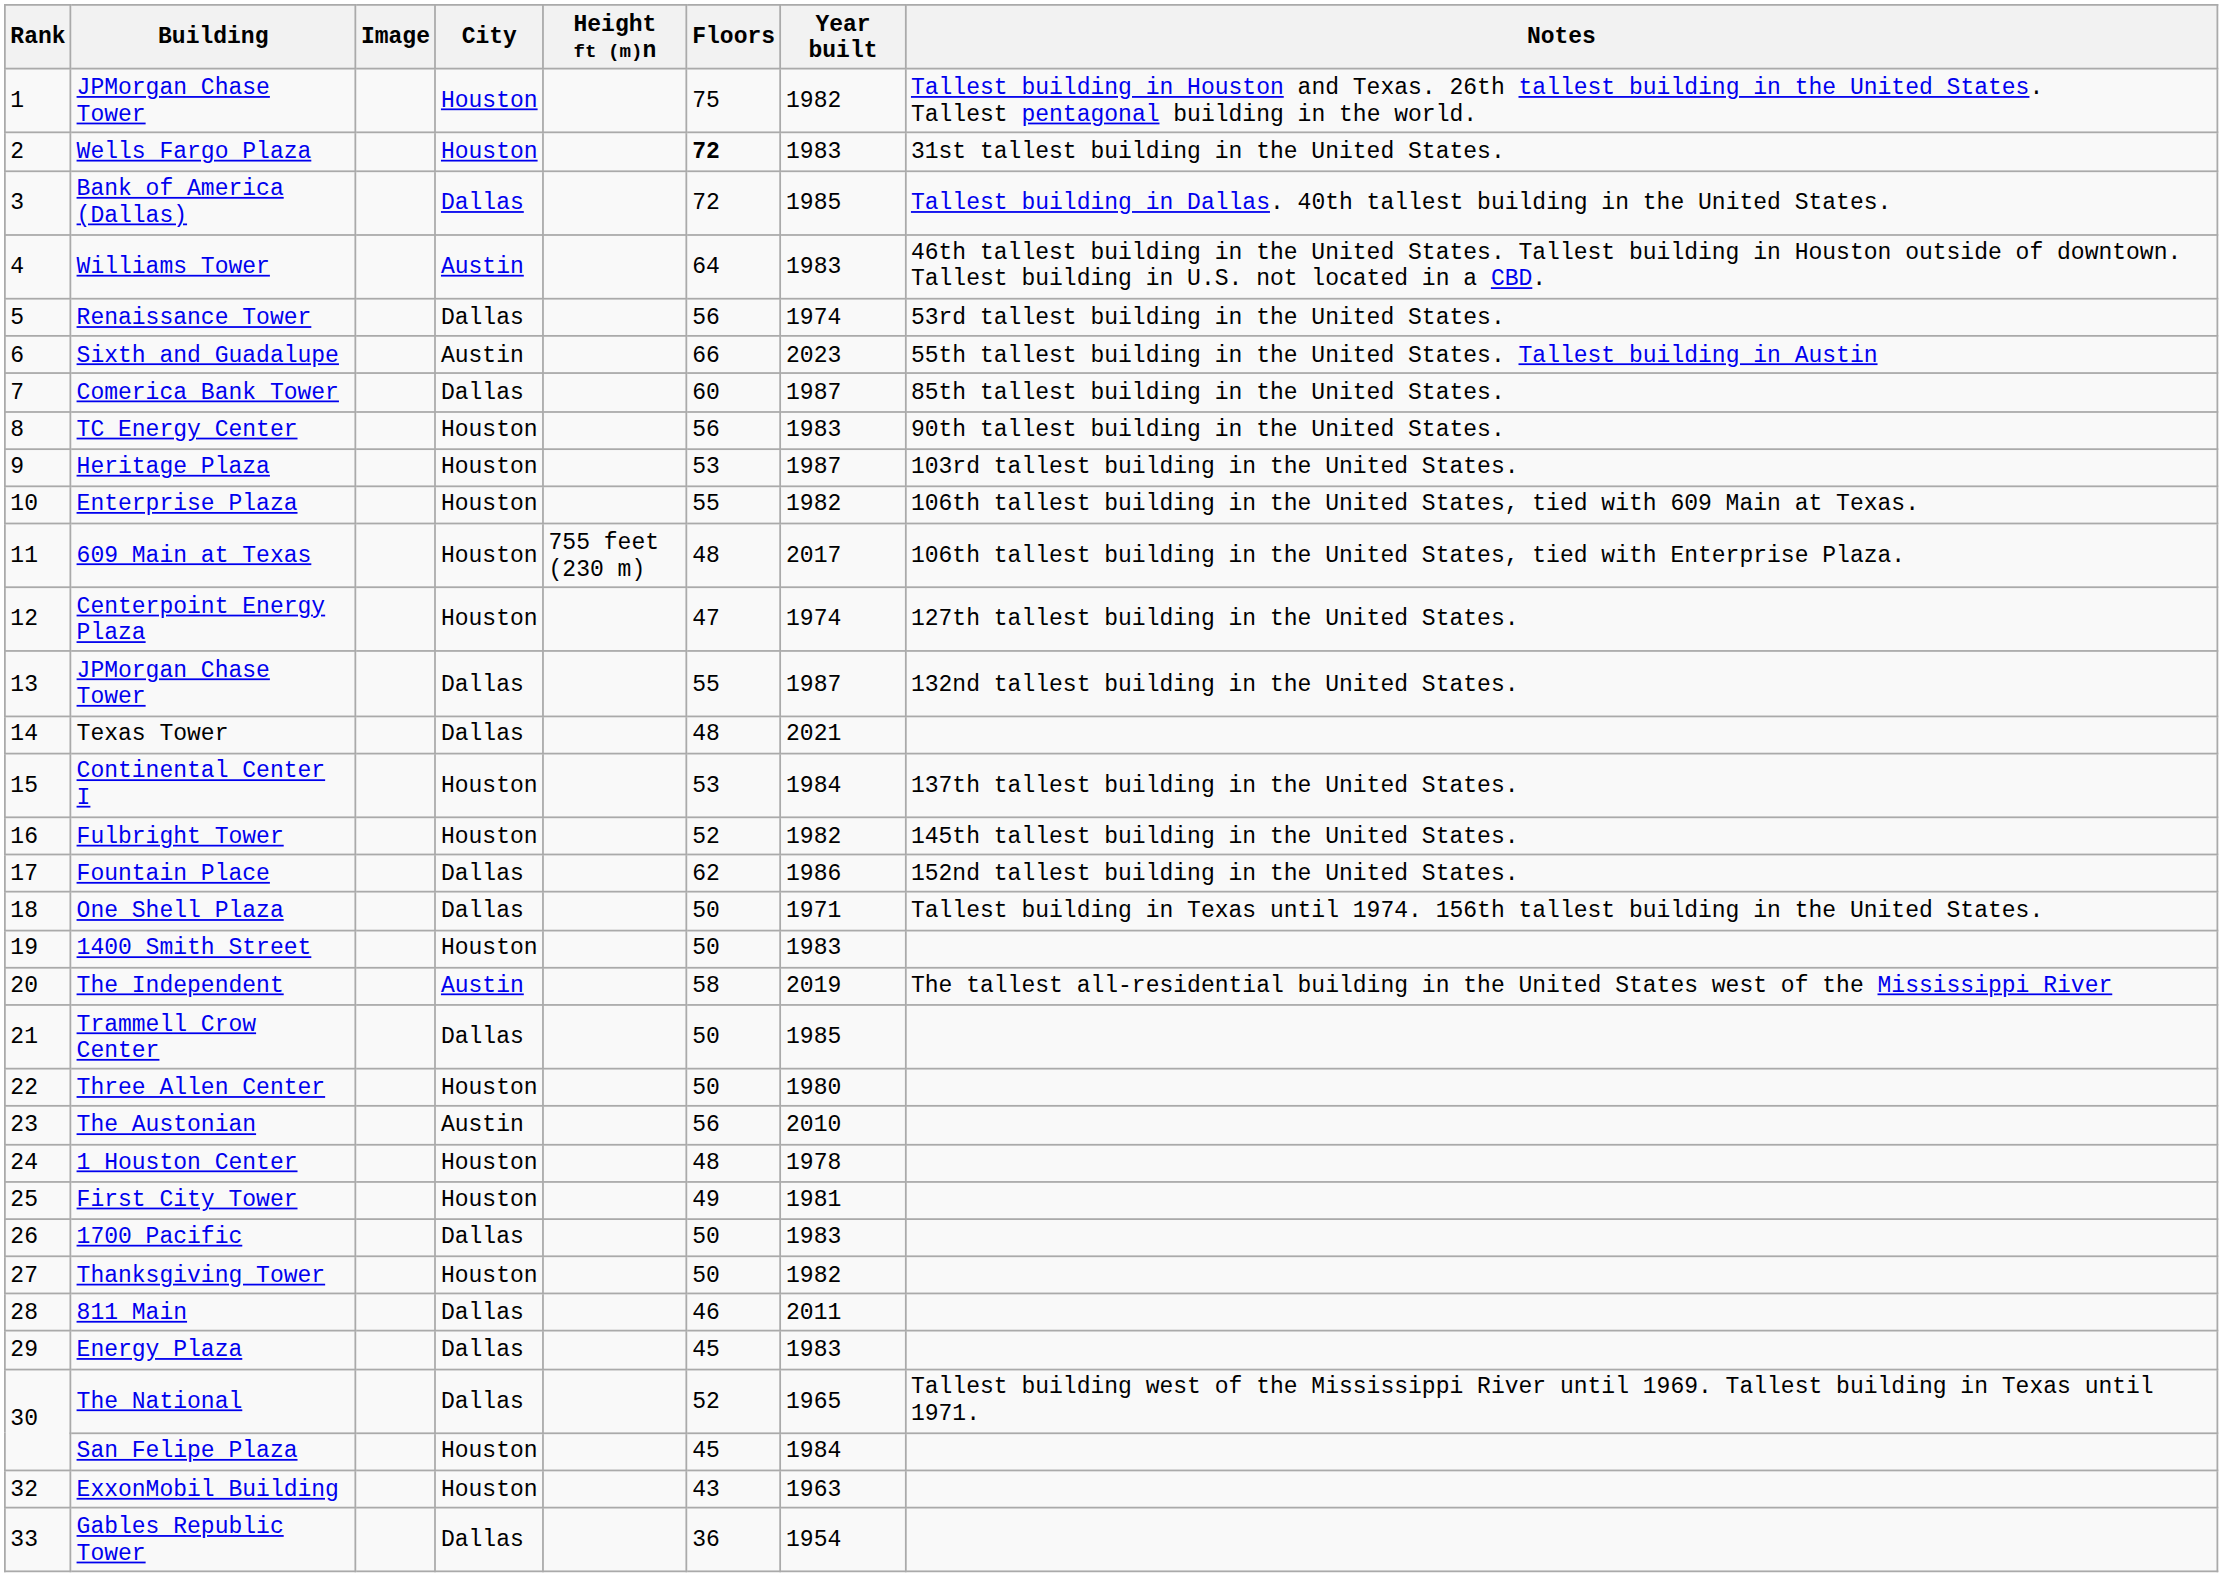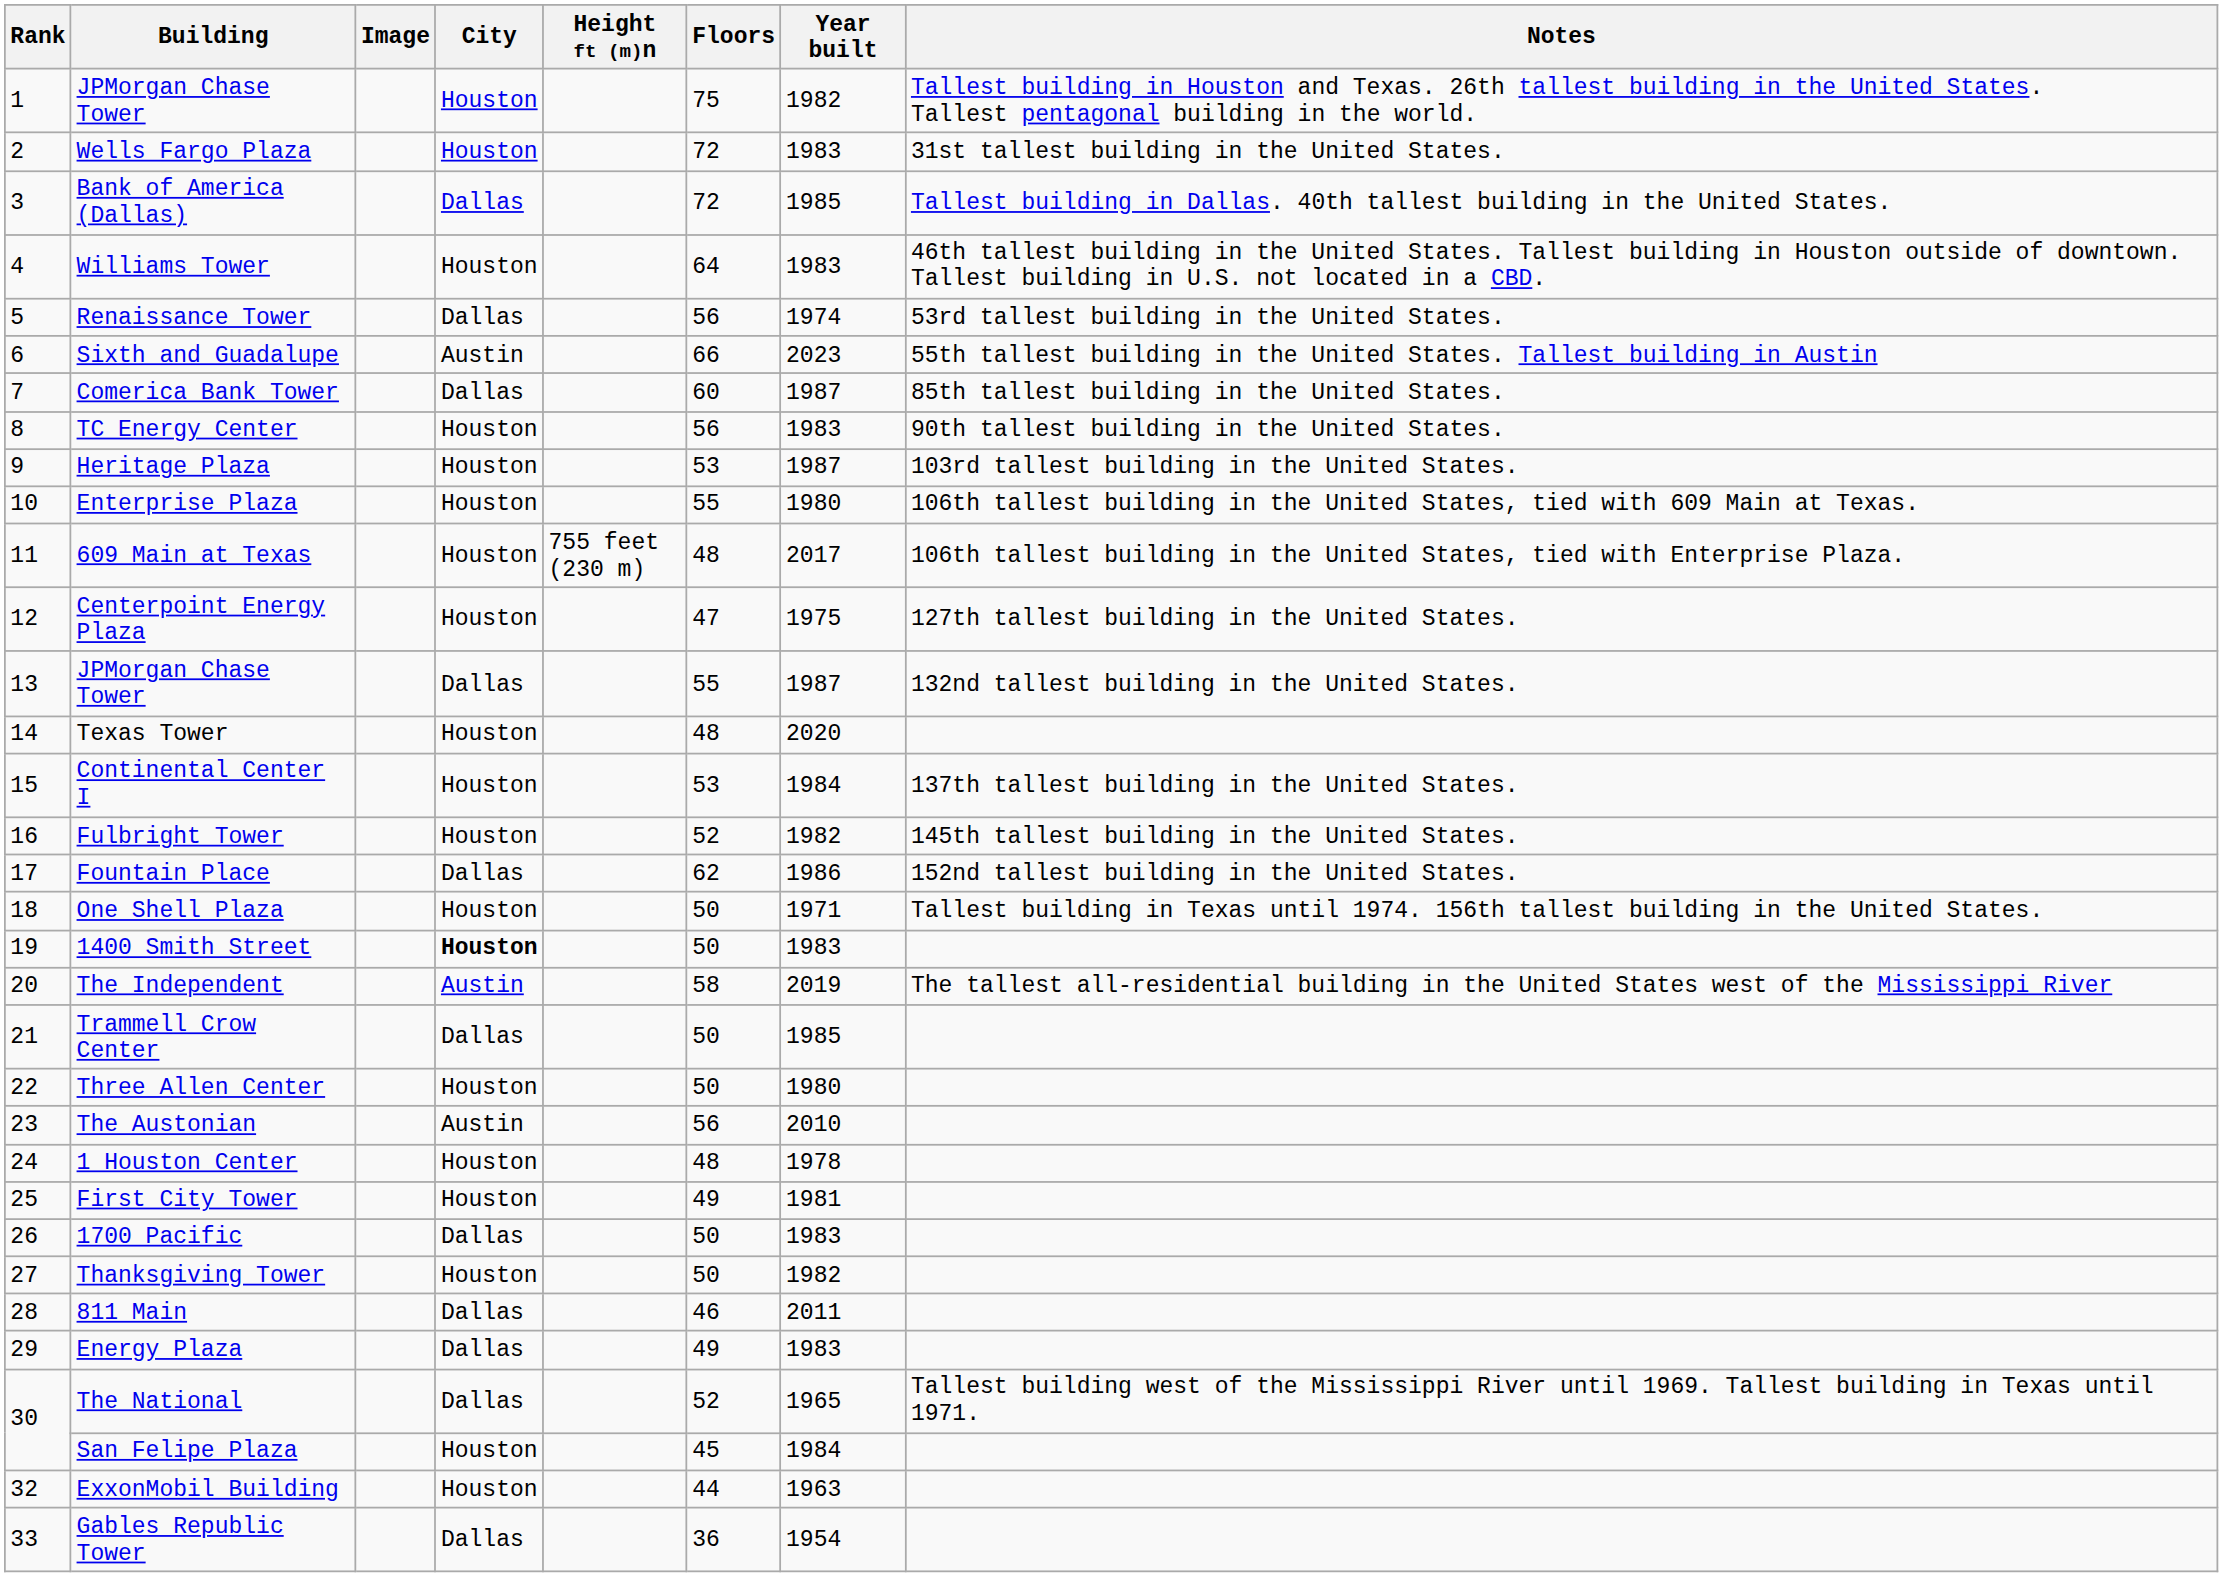(706, 152) bold -> (706, 152) normal
(482, 267) Austin -> (489, 267) Houston
(814, 505) 1982 -> (814, 505) 1980
(814, 620) 1974 -> (814, 620) 1975
(482, 735) Dallas -> (489, 735) Houston
(814, 735) 2021 -> (814, 735) 2020
(482, 911) Dallas -> (489, 911) Houston
(489, 949) normal -> (489, 949) bold
(706, 1350) 45 -> (706, 1350) 49
(706, 1489) 43 -> (706, 1489) 44
